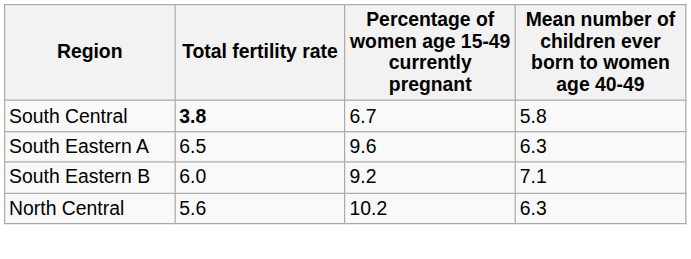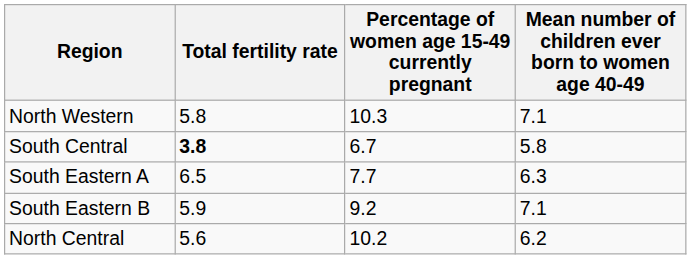+ row: (71, 115)
(363, 146) 9.6 -> (363, 177) 7.7
(193, 177) 6.0 -> (193, 208) 5.9
(533, 208) 6.3 -> (533, 238) 6.2
